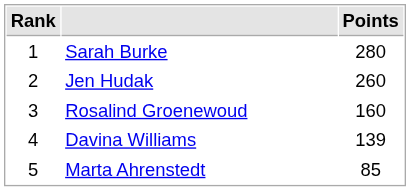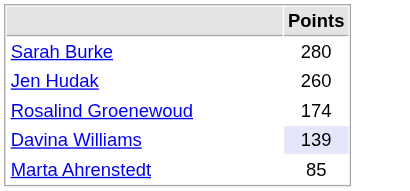- column: (33, 21)
(371, 111) 160 -> (316, 111) 174
(371, 140) no background -> (316, 140) lavender background
